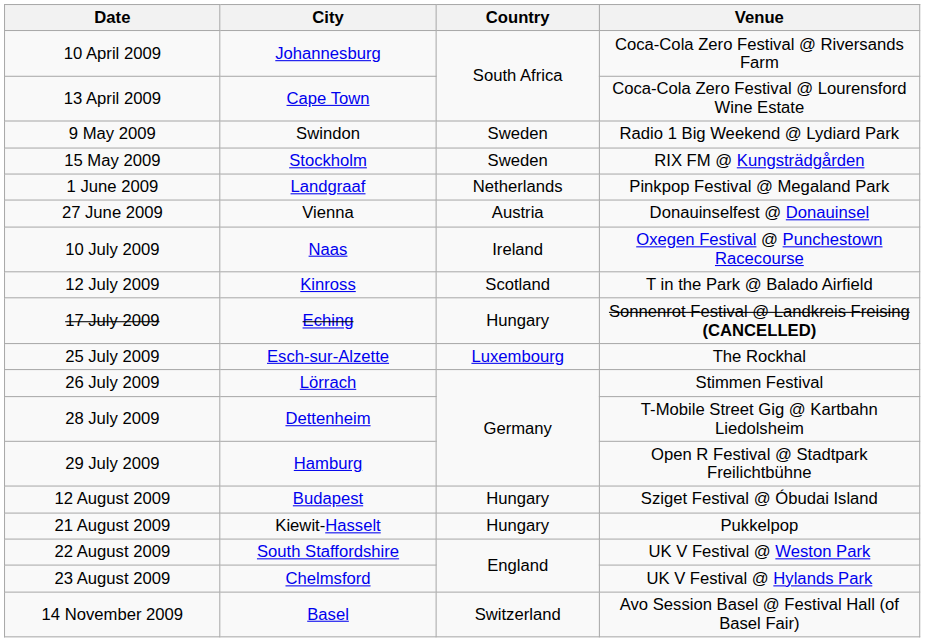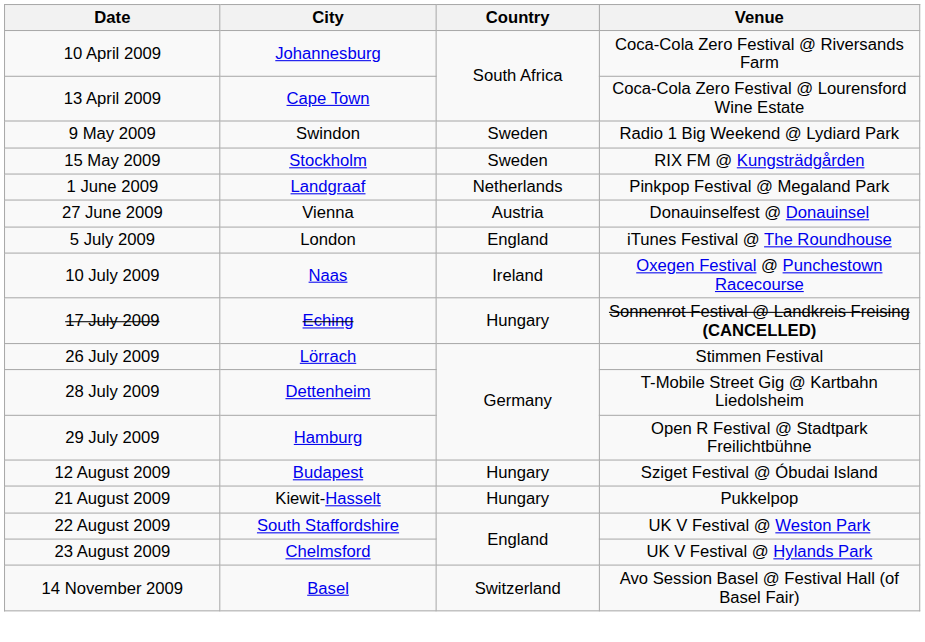+ row: (112, 239)
- row: (112, 284)
- row: (112, 356)
